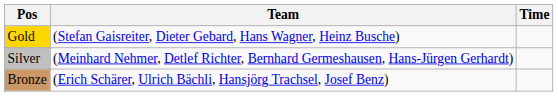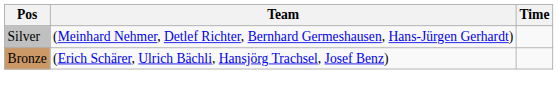- row: (21, 36)
